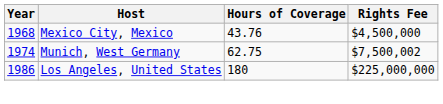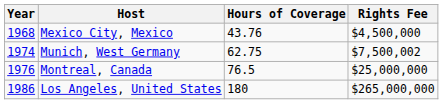+ row: (96, 70)
(393, 70) $225,000,000 -> (393, 89) $265,000,000
